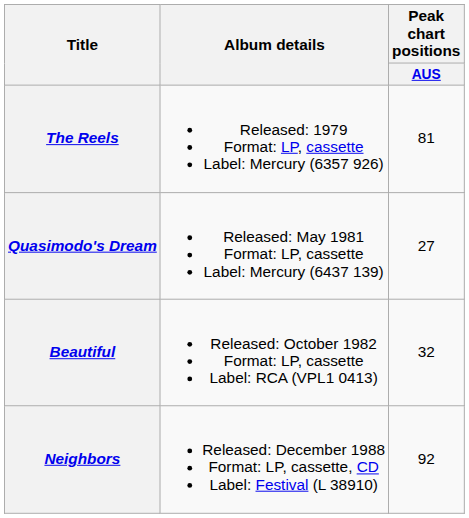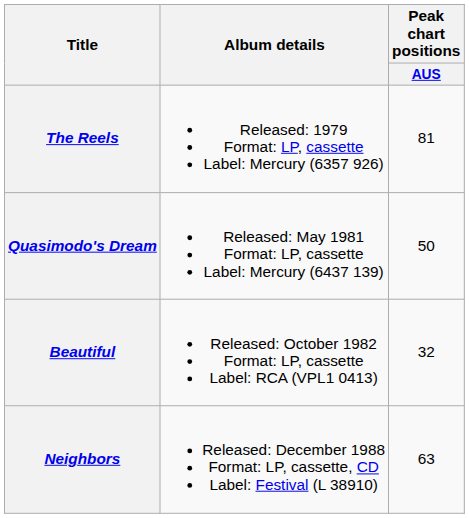(426, 245) 27 -> (426, 245) 50
(426, 459) 92 -> (426, 459) 63
